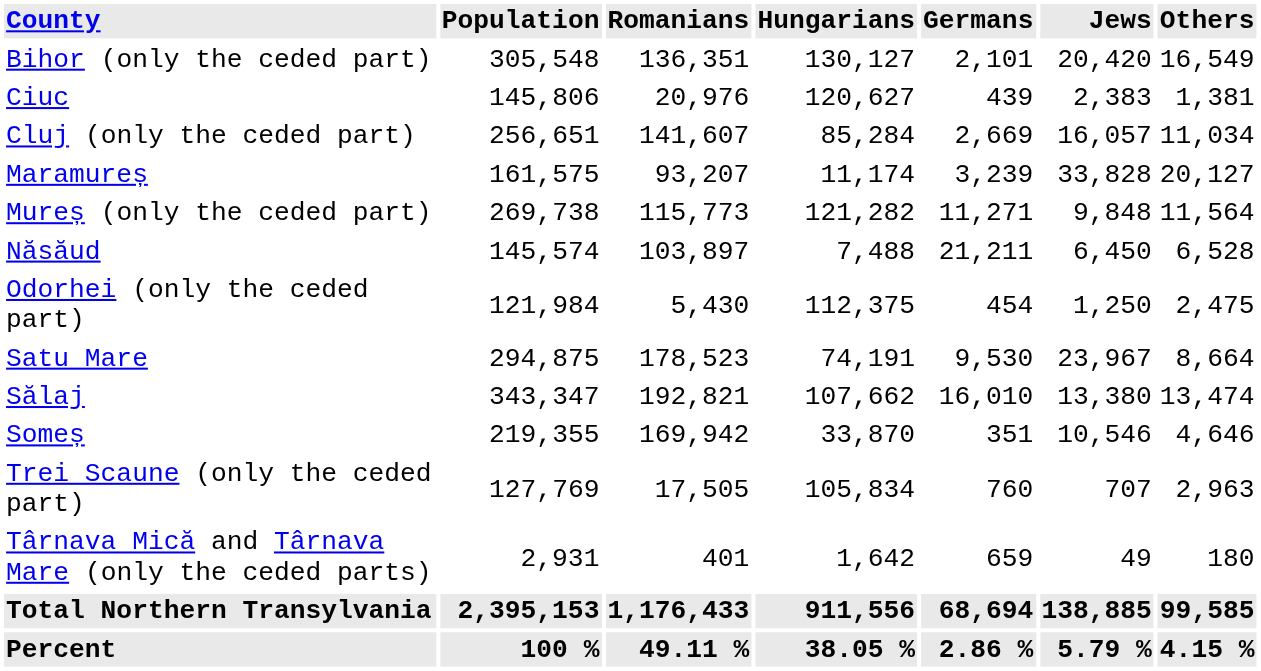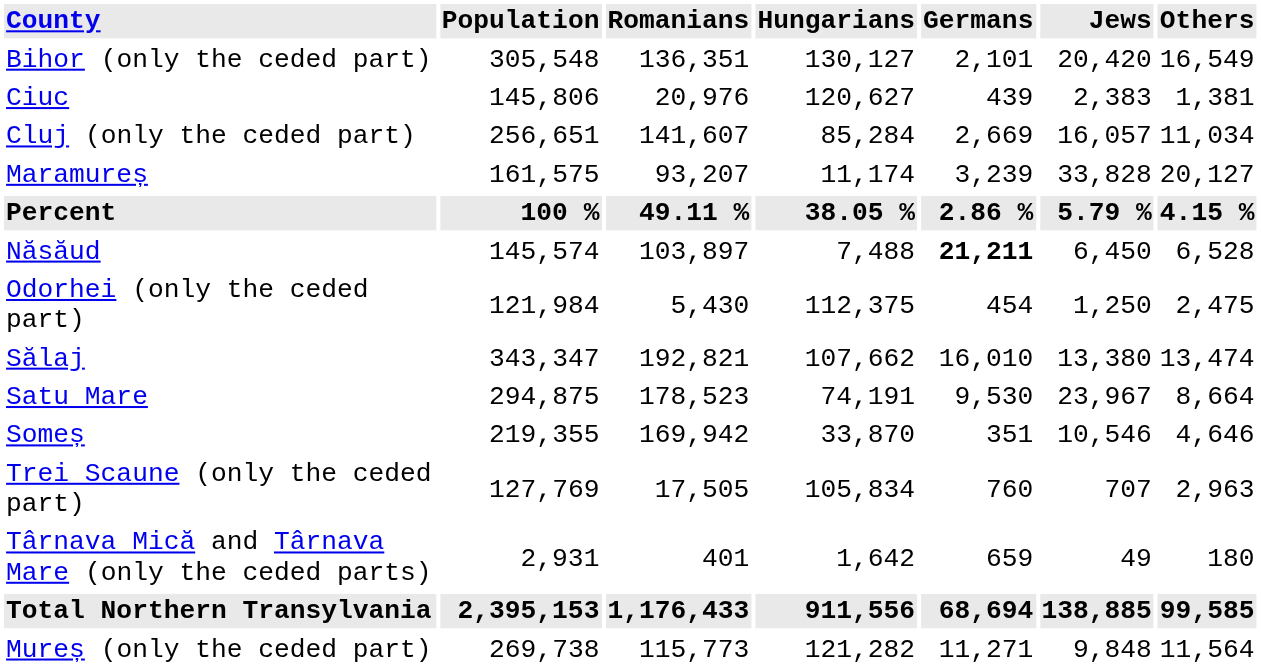rows swapped: (219, 213) <-> (61, 649)
(986, 251) normal -> (986, 251) bold
rows swapped: (45, 397) <-> (77, 359)
